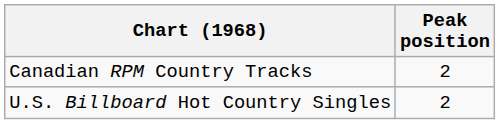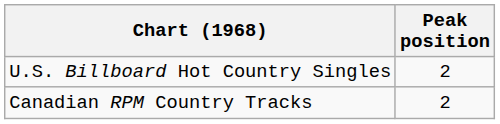rows swapped: (200, 103) <-> (161, 72)
